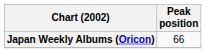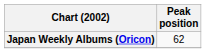(179, 39) 66 -> (179, 39) 62
